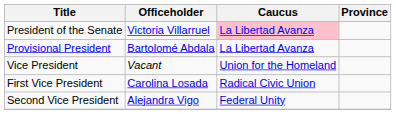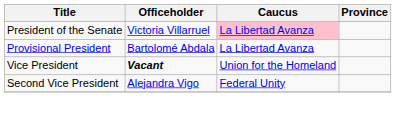(144, 65) normal -> (145, 65) bold
- row: (55, 83)
